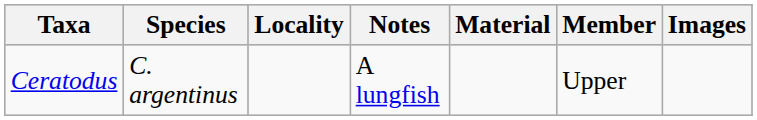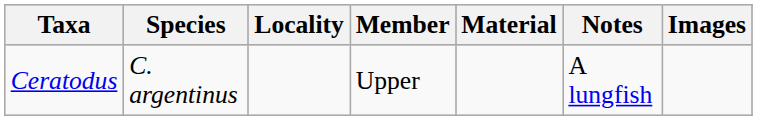columns swapped: (609, 24) <-> (400, 24)
